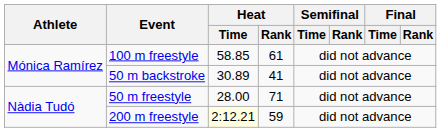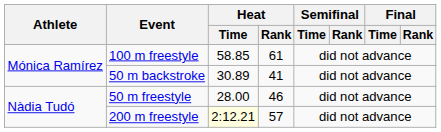(276, 97) 71 -> (276, 97) 46
(276, 118) 59 -> (276, 118) 57
